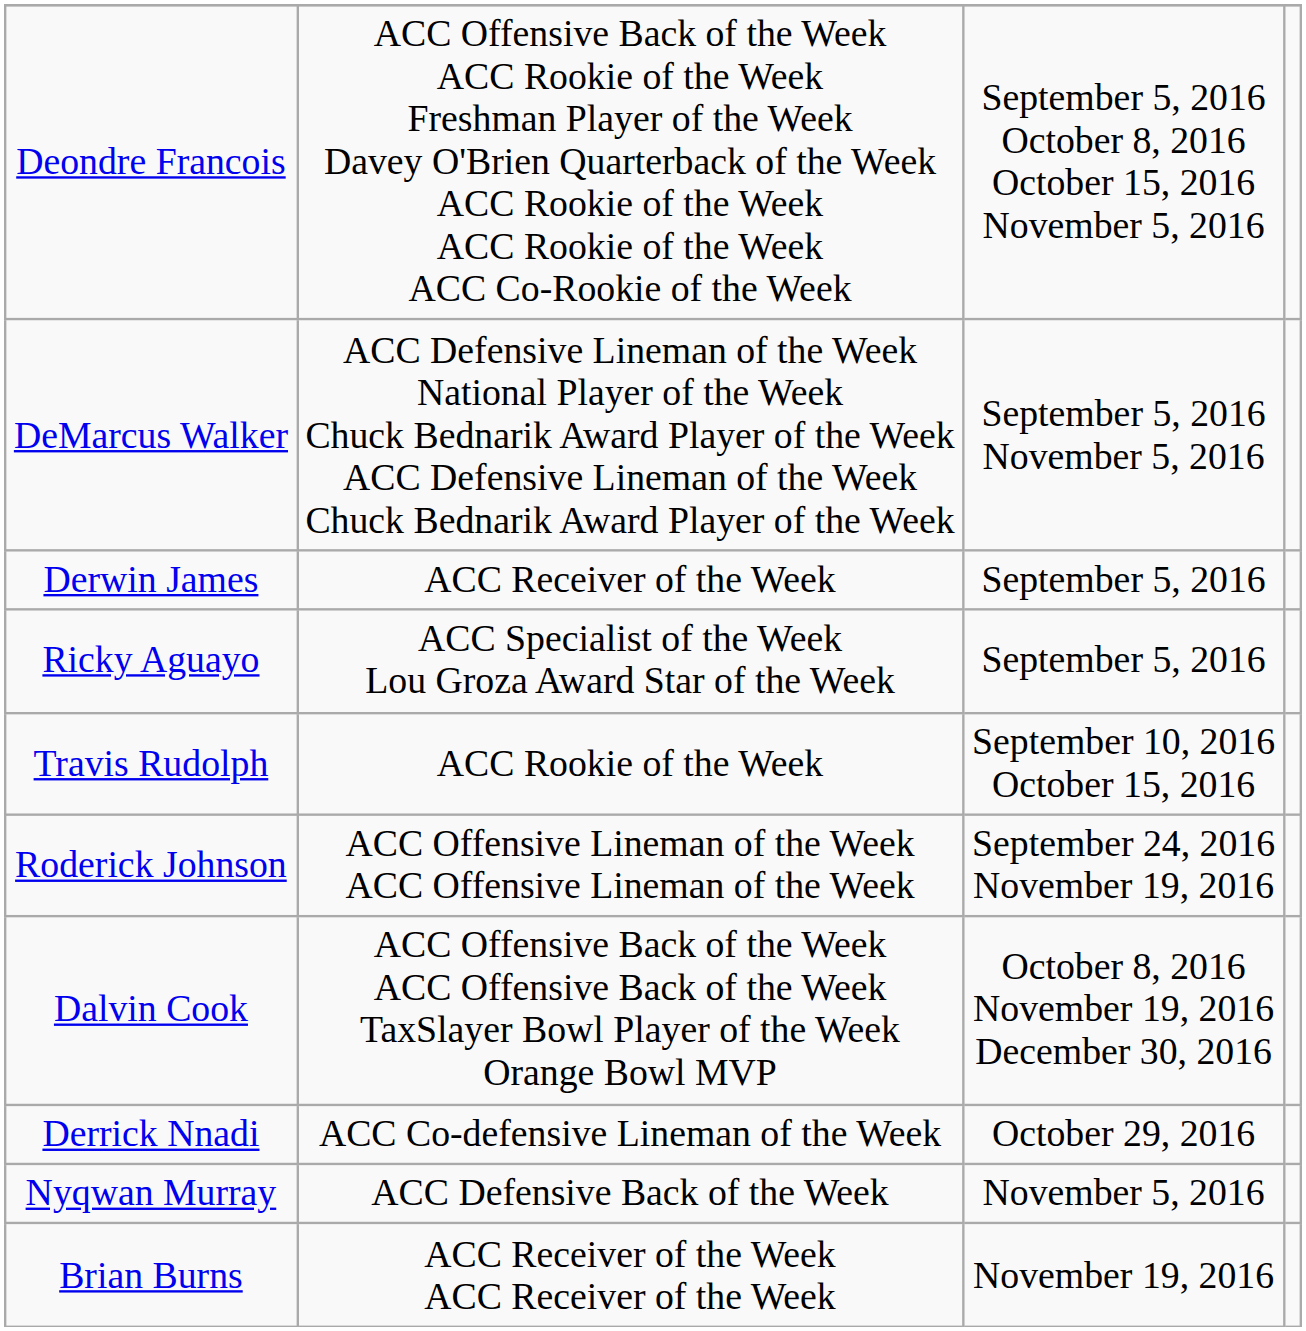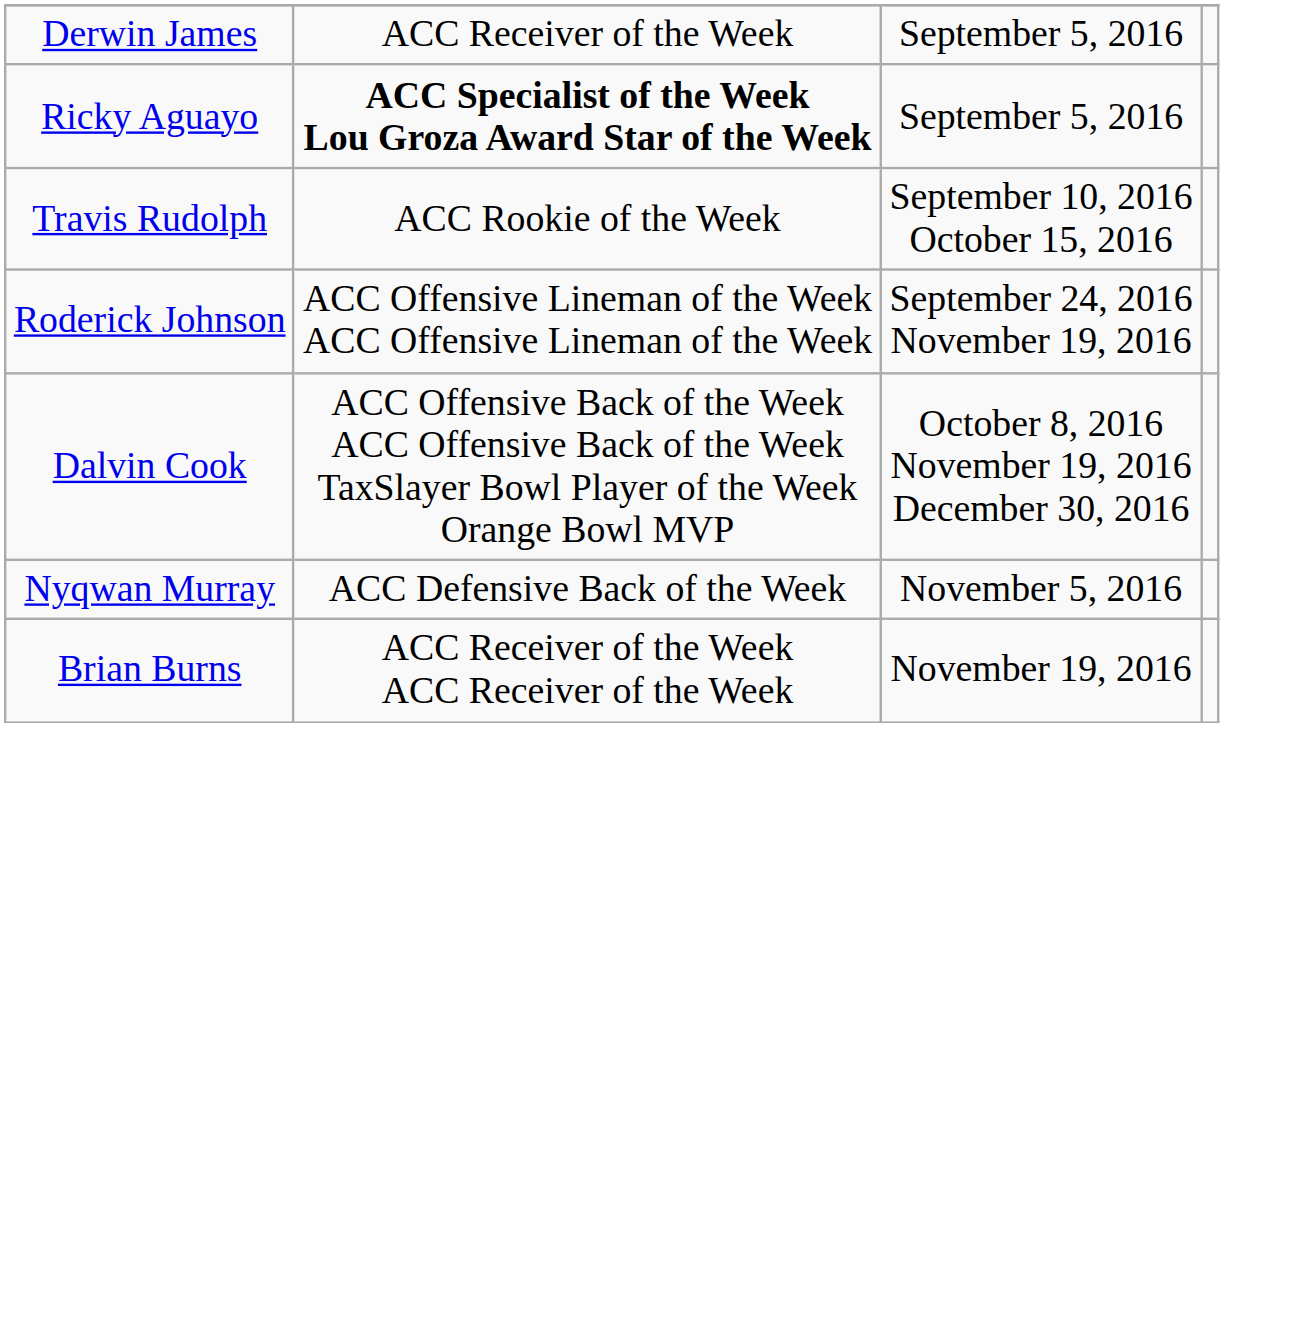- row: (151, 161)
- row: (151, 434)
(630, 660) normal -> (588, 115) bold
- row: (151, 1133)
